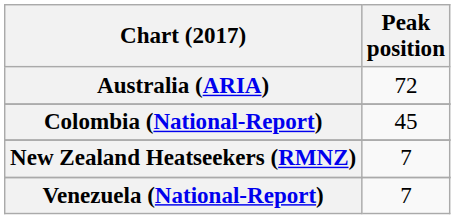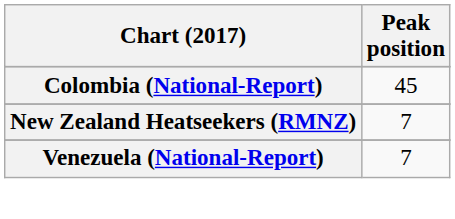- row: (183, 85)
